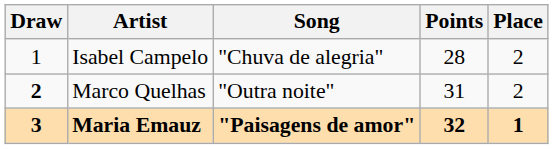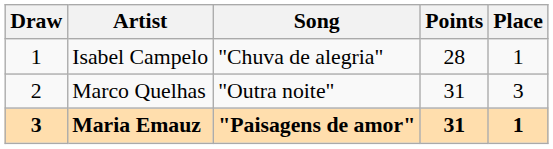(518, 56) 2 -> (518, 56) 1
(36, 90) bold -> (36, 90) normal
(518, 90) 2 -> (518, 90) 3
(454, 125) 32 -> (454, 125) 31
